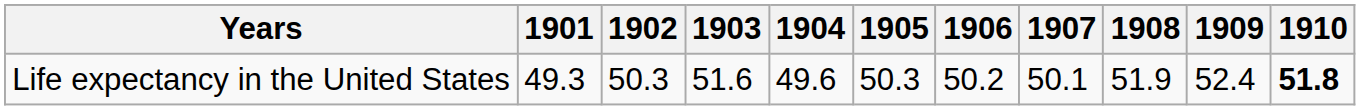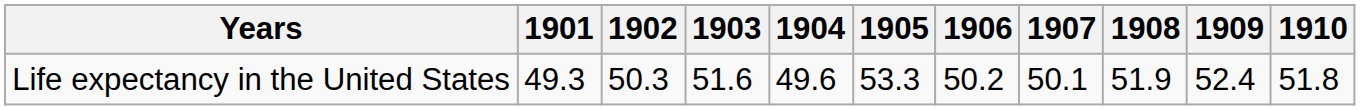(890, 78) 50.3 -> (890, 78) 53.3
(1309, 78) bold -> (1309, 78) normal
